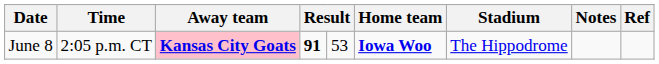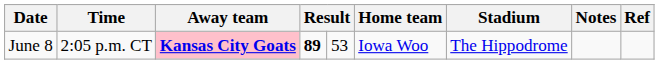(312, 45) 91 -> (312, 45) 89
(395, 45) bold -> (393, 45) normal
